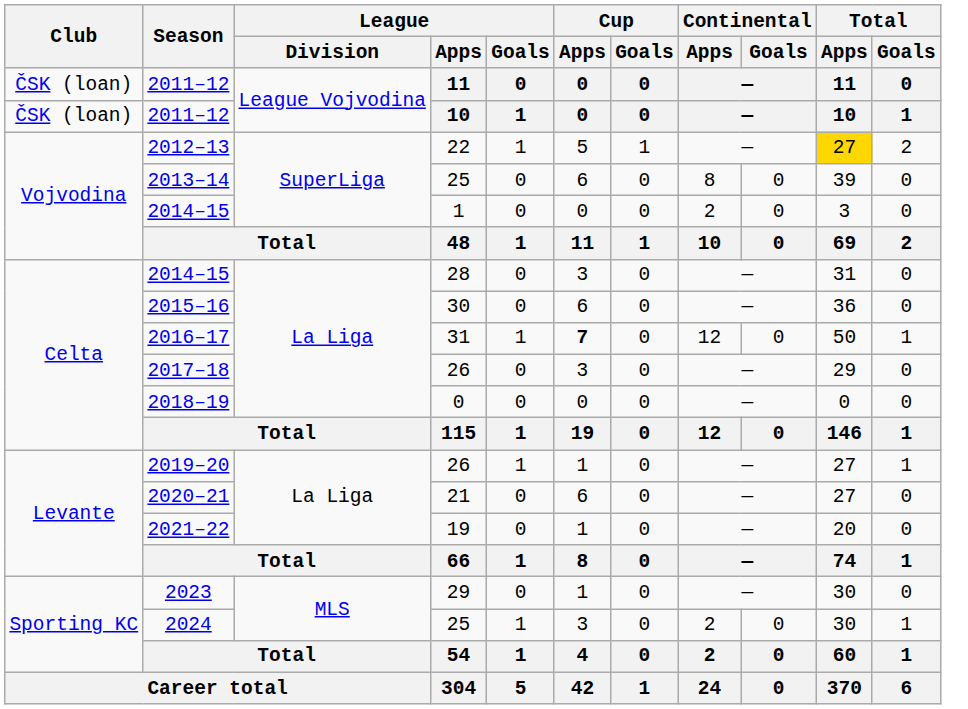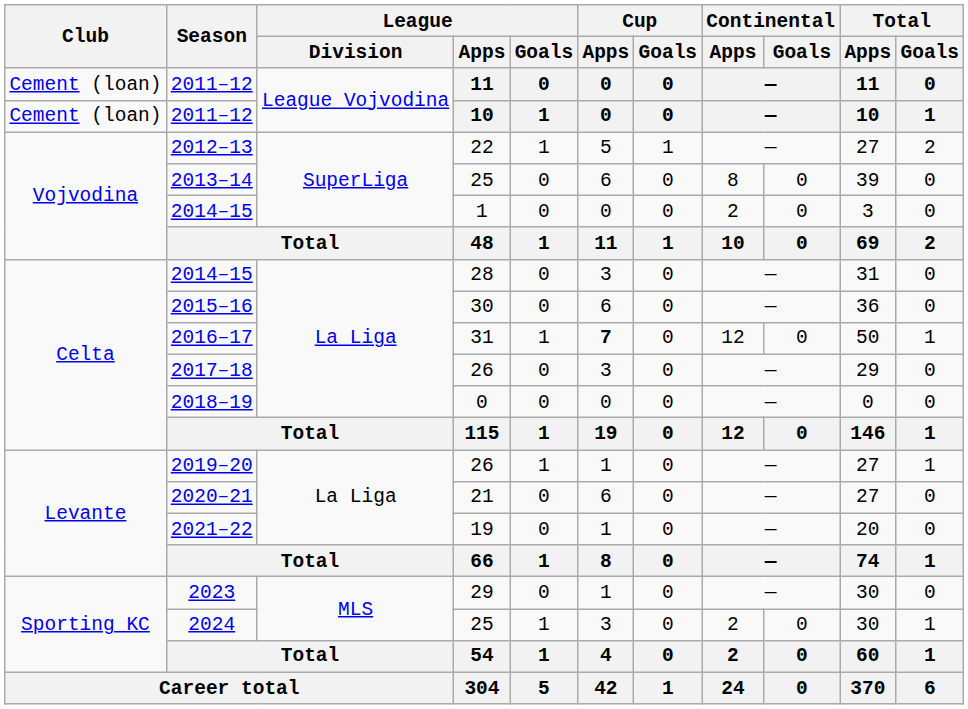(74, 84) ČSK (loan) -> (85, 84) Cement (loan)
(74, 116) ČSK (loan) -> (85, 116) Cement (loan)
(844, 148) gold background -> (868, 148) no background
